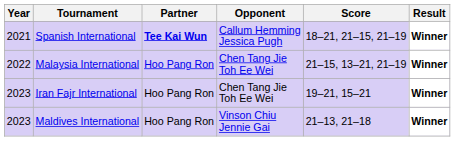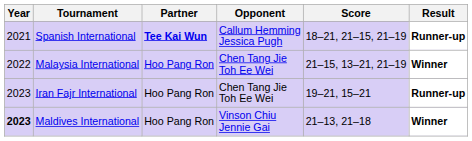(429, 36) Winner -> (438, 36) Runner-up
(429, 93) Winner -> (438, 93) Runner-up
(19, 122) normal -> (19, 122) bold
